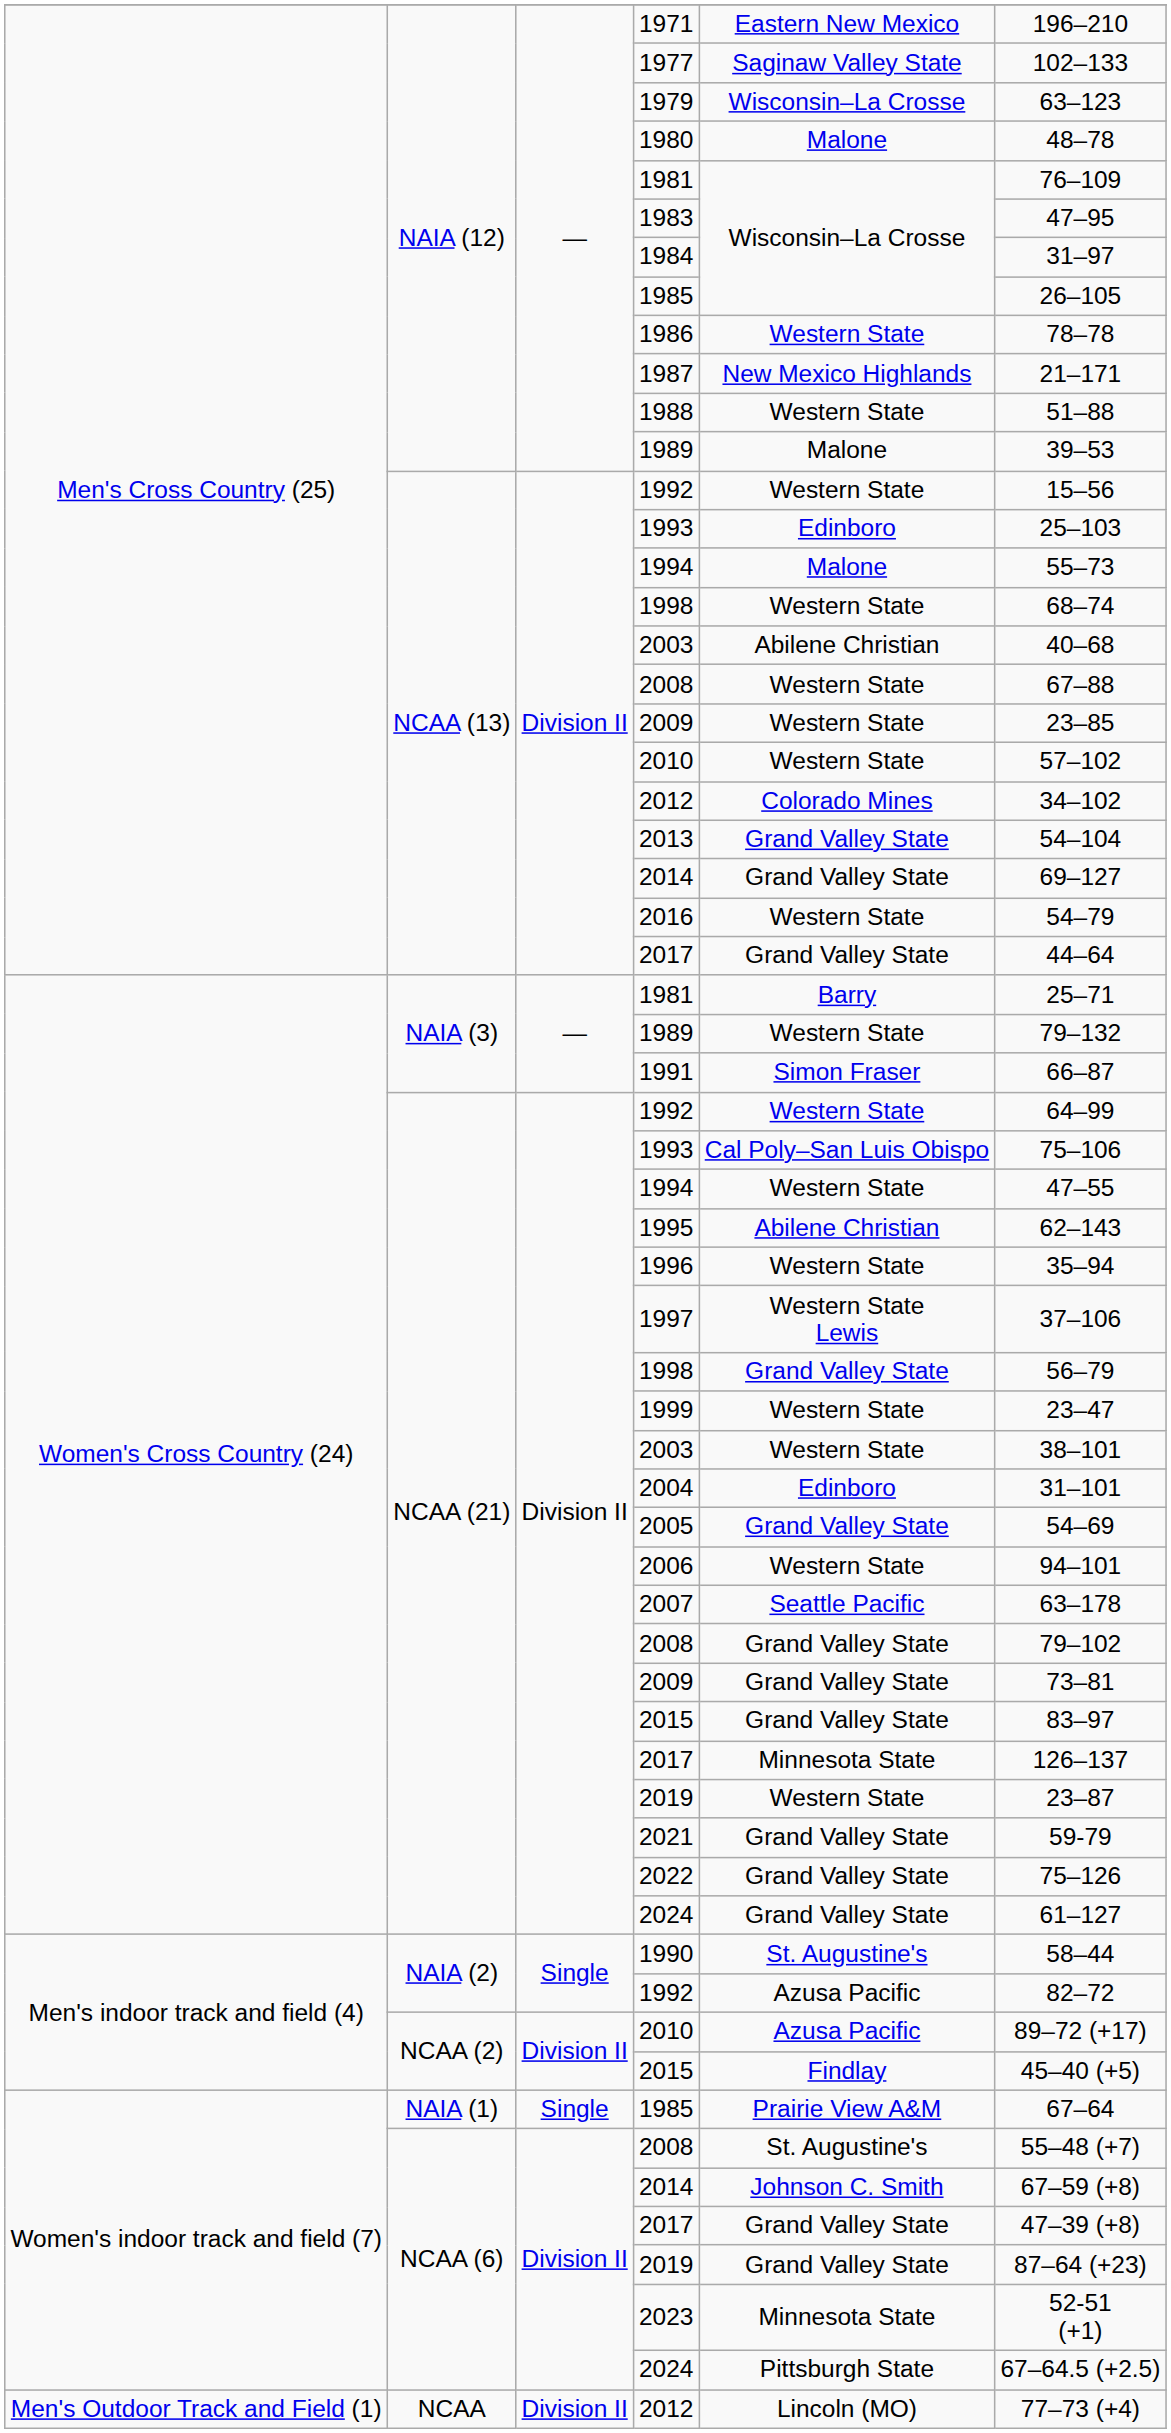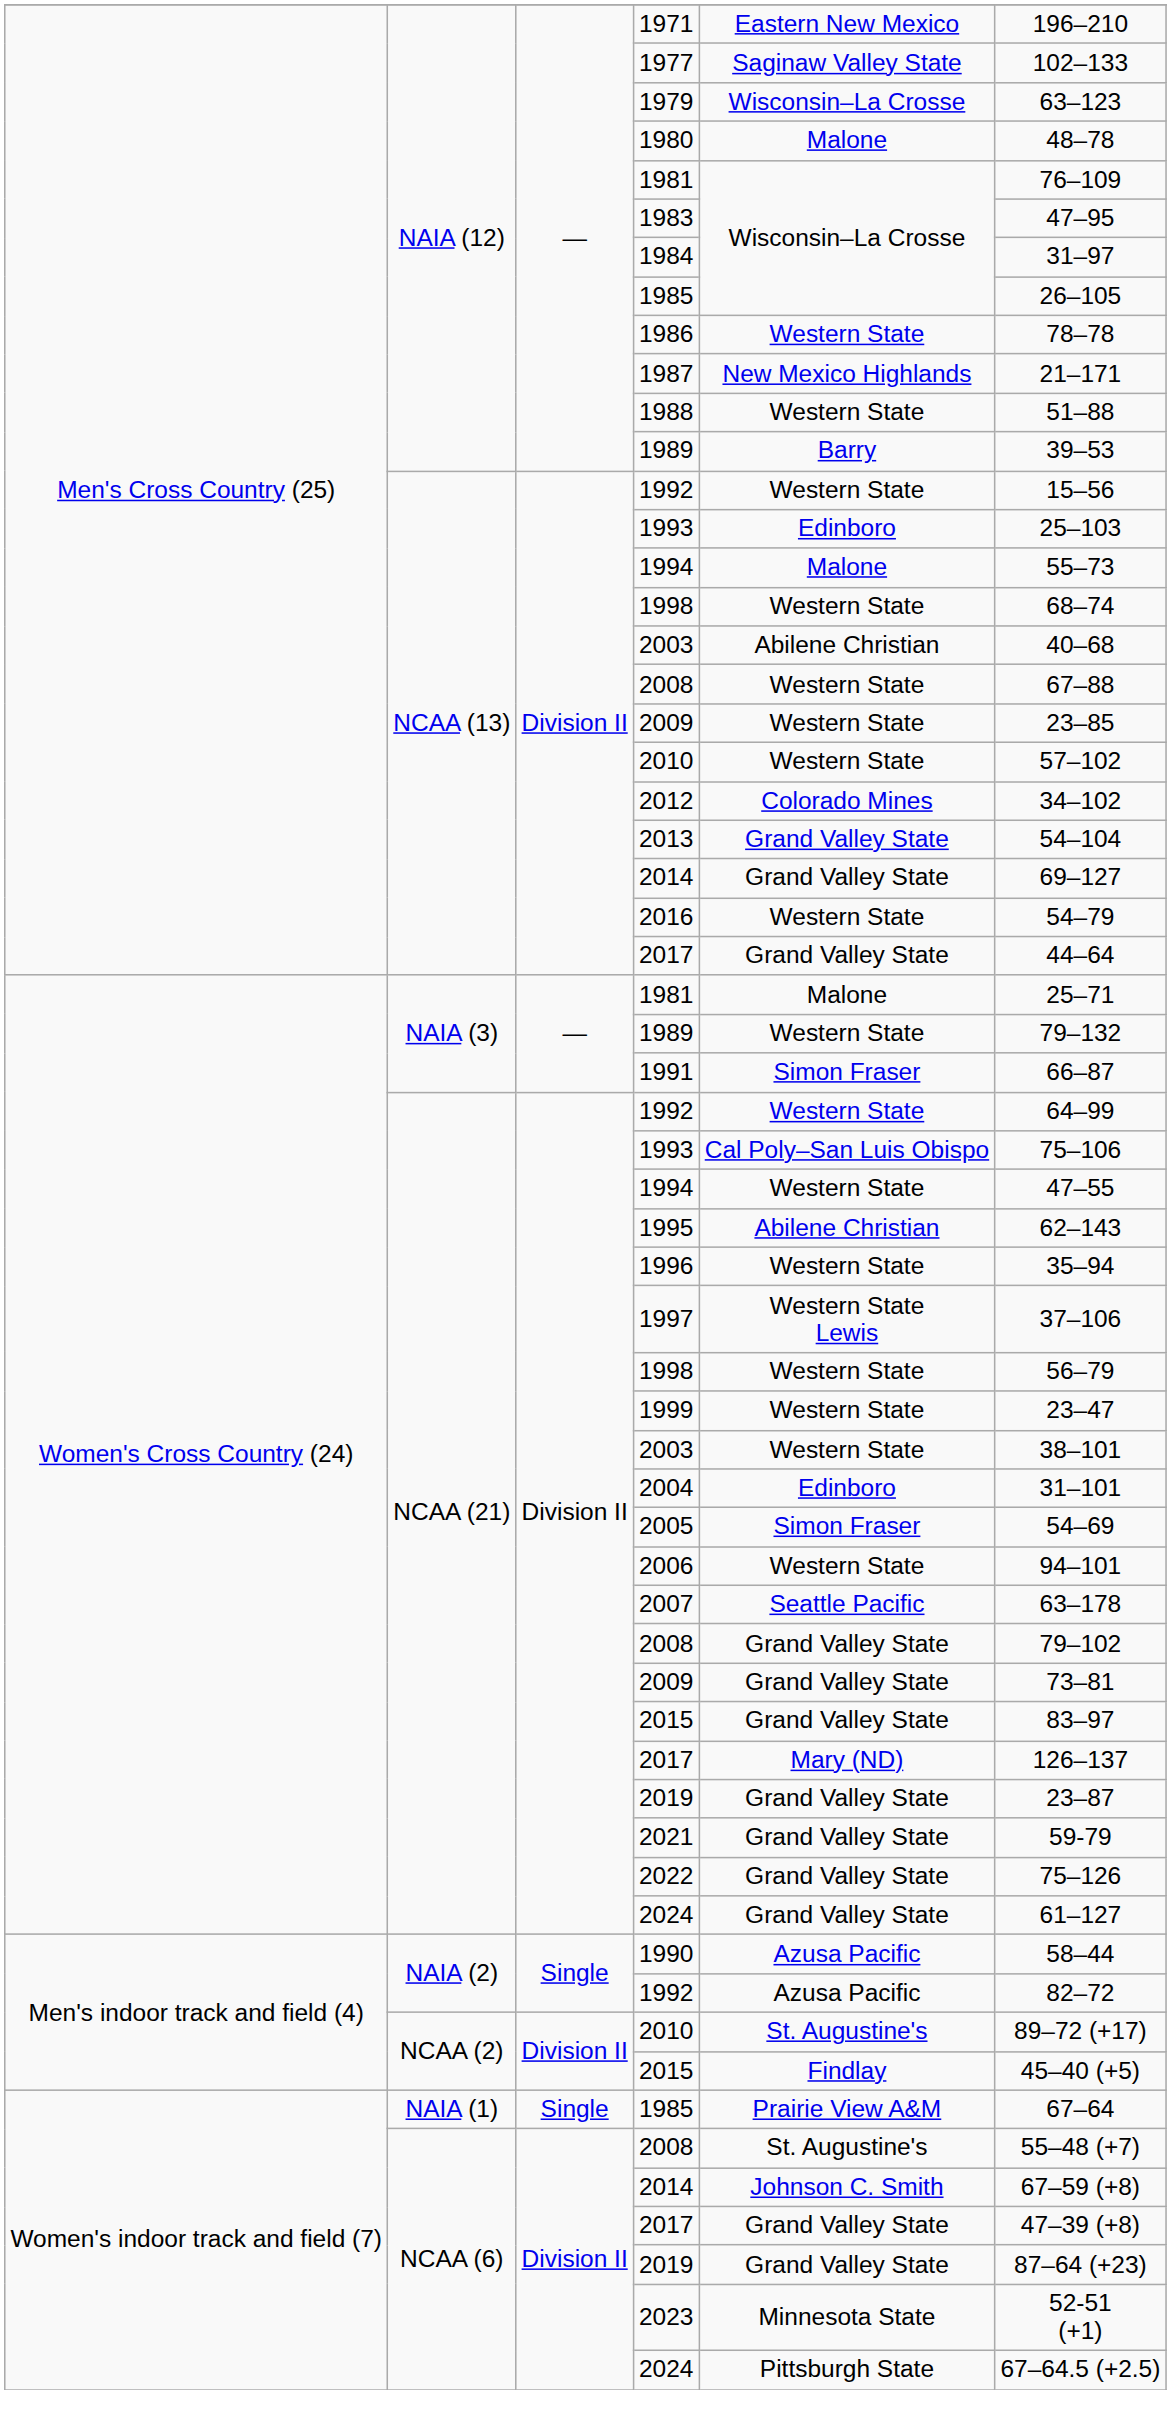(847, 450) Malone -> (847, 450) Barry
(847, 994) Barry -> (847, 994) Malone
(847, 1371) Grand Valley State -> (847, 1371) Western State
(847, 1526) Grand Valley State -> (847, 1526) Simon Fraser
(847, 1759) Minnesota State -> (847, 1759) Mary (ND)
(847, 1798) Western State -> (847, 1798) Grand Valley State
(847, 1953) St. Augustine's -> (847, 1953) Azusa Pacific
(847, 2031) Azusa Pacific -> (847, 2031) St. Augustine's
- row: (452, 2408)
